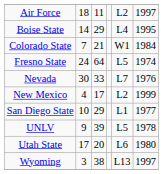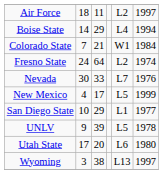(146, 29) 1995 -> (146, 29) 1994
(122, 62) L5 -> (122, 62) L2
(122, 95) L2 -> (122, 95) L5
